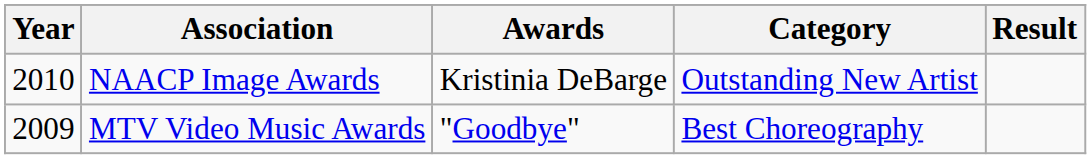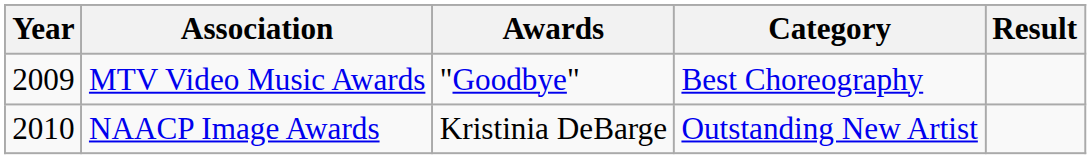rows swapped: (257, 128) <-> (234, 78)
